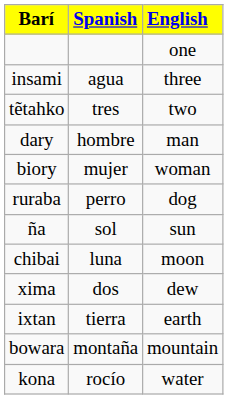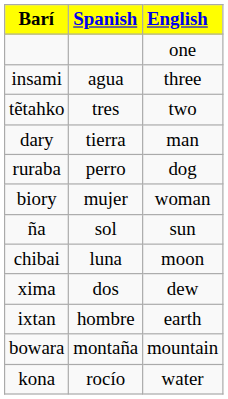(106, 139) hombre -> (106, 139) tierra
rows swapped: (37, 169) <-> (37, 199)
(106, 318) tierra -> (106, 318) hombre
